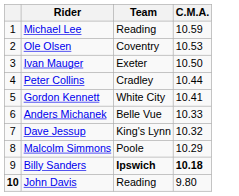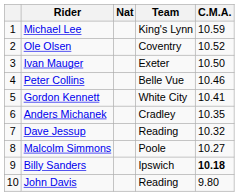+ column: (125, 13)
(136, 30) Reading -> (166, 30) King's Lynn
(189, 47) 10.53 -> (211, 47) 10.52
(135, 81) Cradley -> (161, 81) Belle Vue
(189, 81) 10.44 -> (211, 81) 10.46
(139, 115) Belle Vue -> (157, 115) Cradley
(189, 115) 10.33 -> (211, 115) 10.35
(144, 132) King's Lynn -> (158, 132) Reading
(189, 149) 10.29 -> (211, 149) 10.27
(136, 166) bold -> (156, 166) normal
(13, 183) bold -> (13, 183) normal
